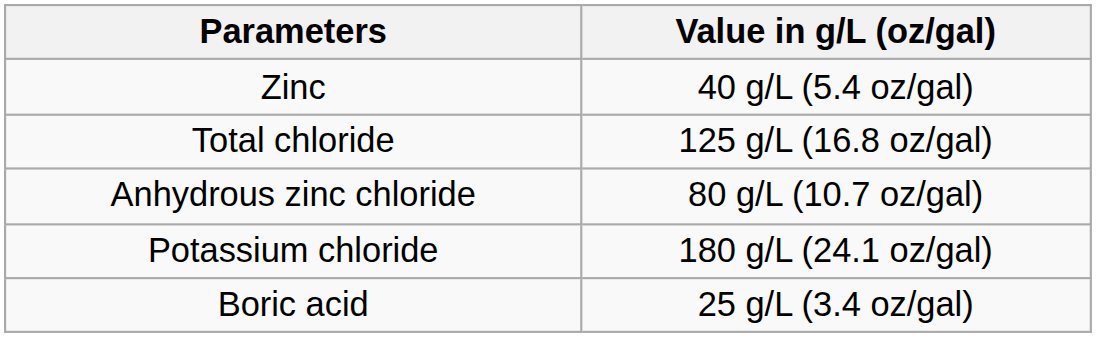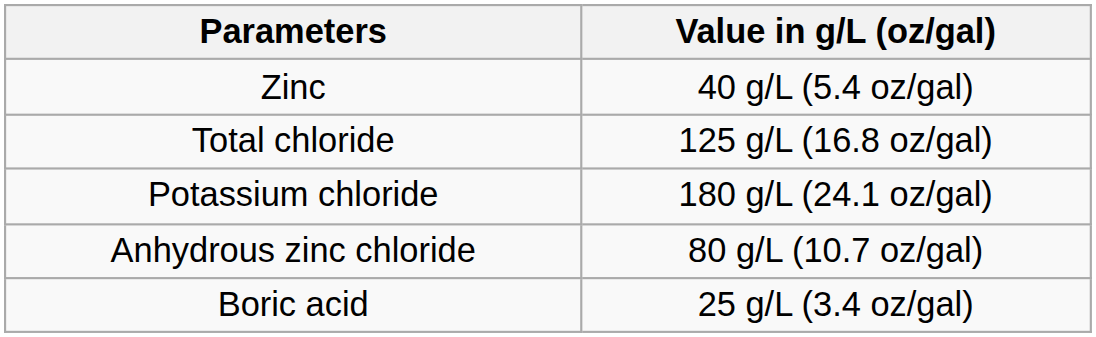rows swapped: (293, 195) <-> (293, 250)
